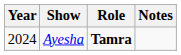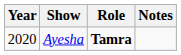(22, 38) 2024 -> (22, 38) 2020
